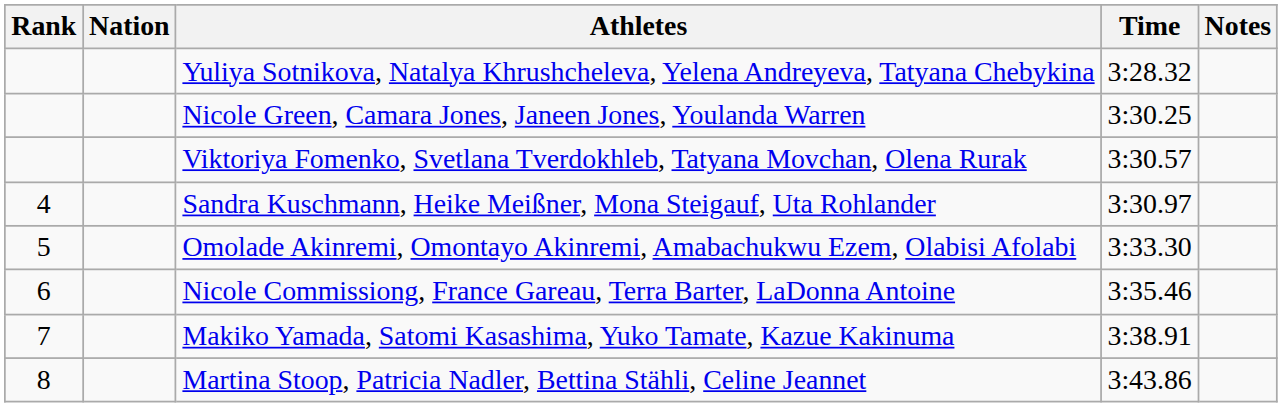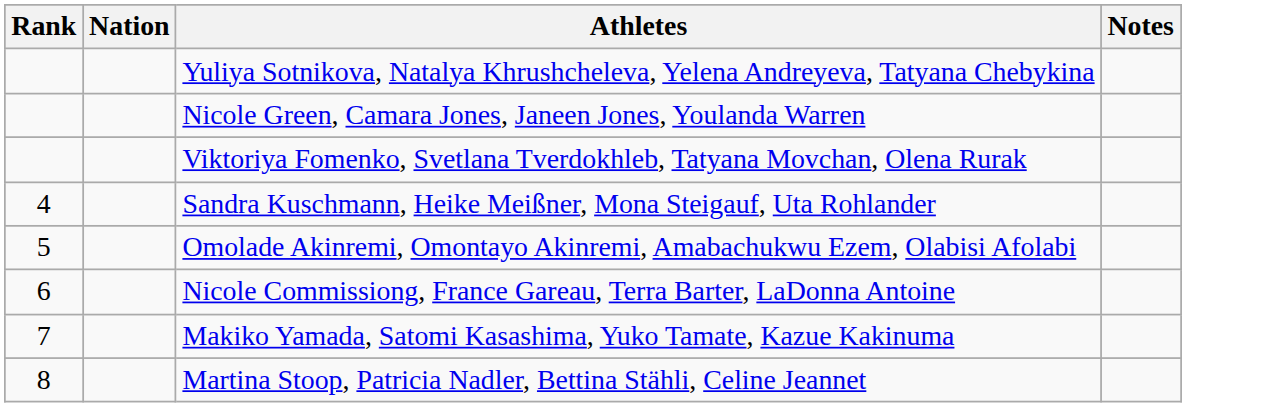- column: (1150, 26)
